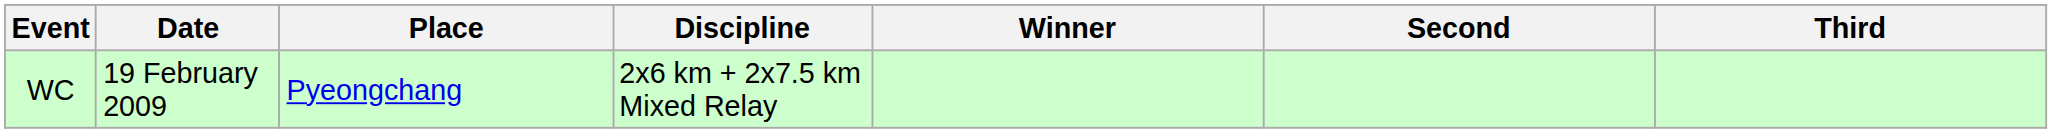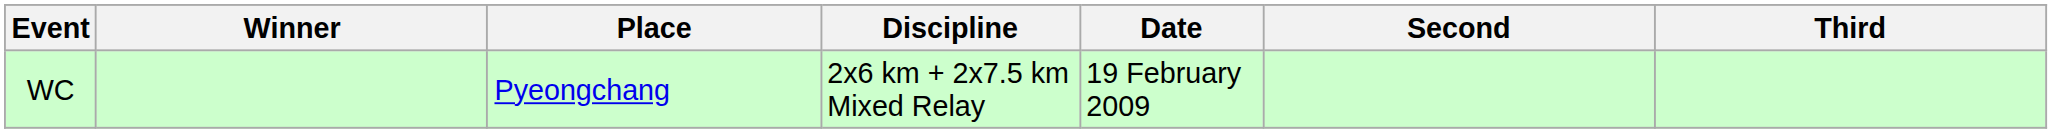columns swapped: (188, 28) <-> (1067, 28)
